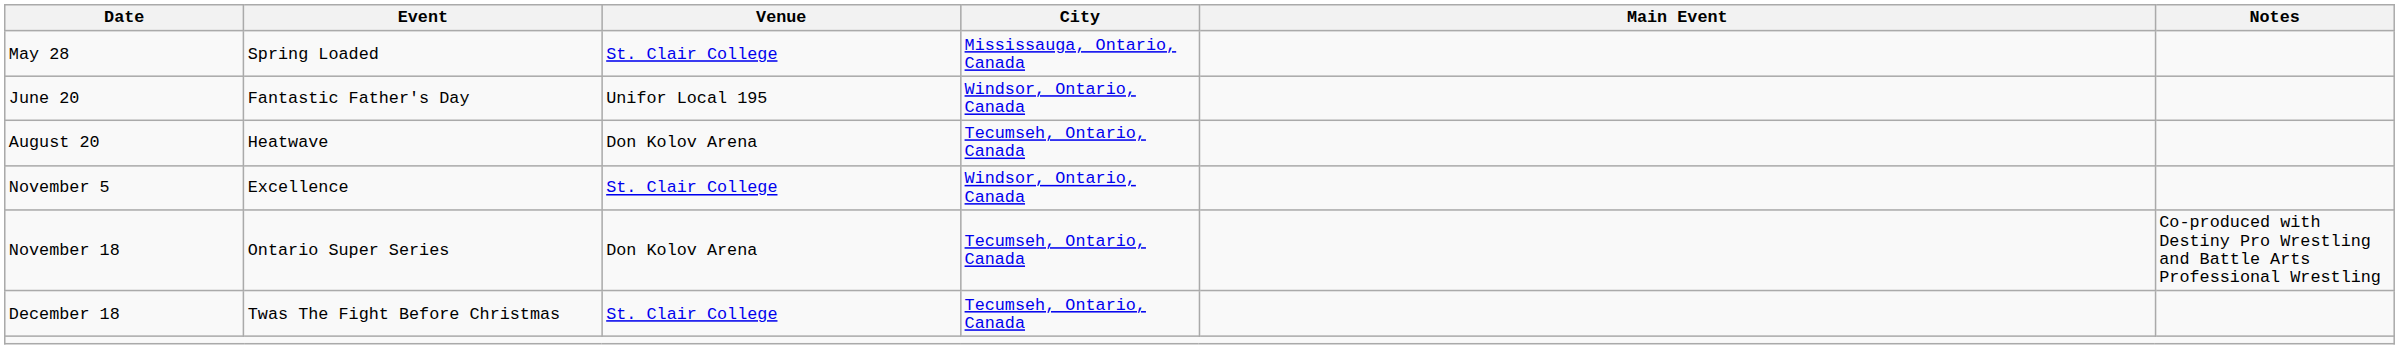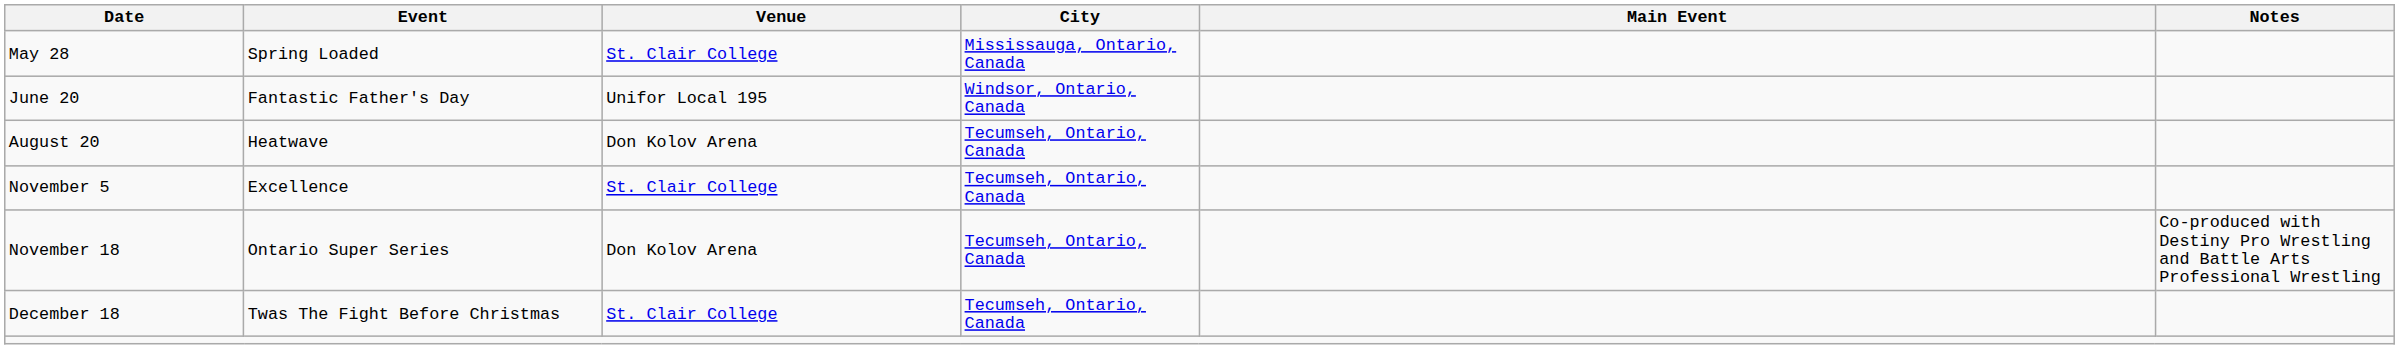(1050, 188) Windsor, Ontario, Canada -> (1055, 188) Tecumseh, Ontario, Canada
